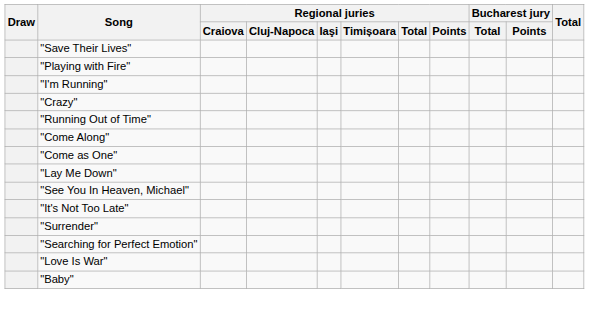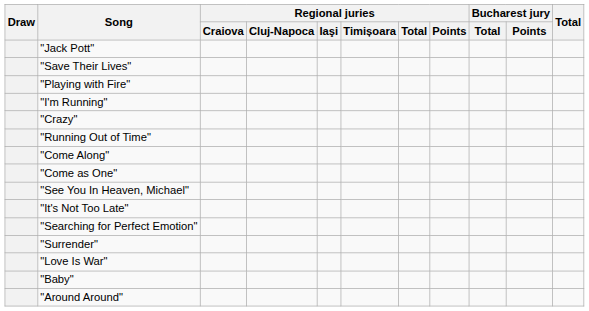+ row: (67, 48)
- row: (78, 173)
rows swapped: (119, 244) <-> (69, 226)
+ row: (82, 297)
